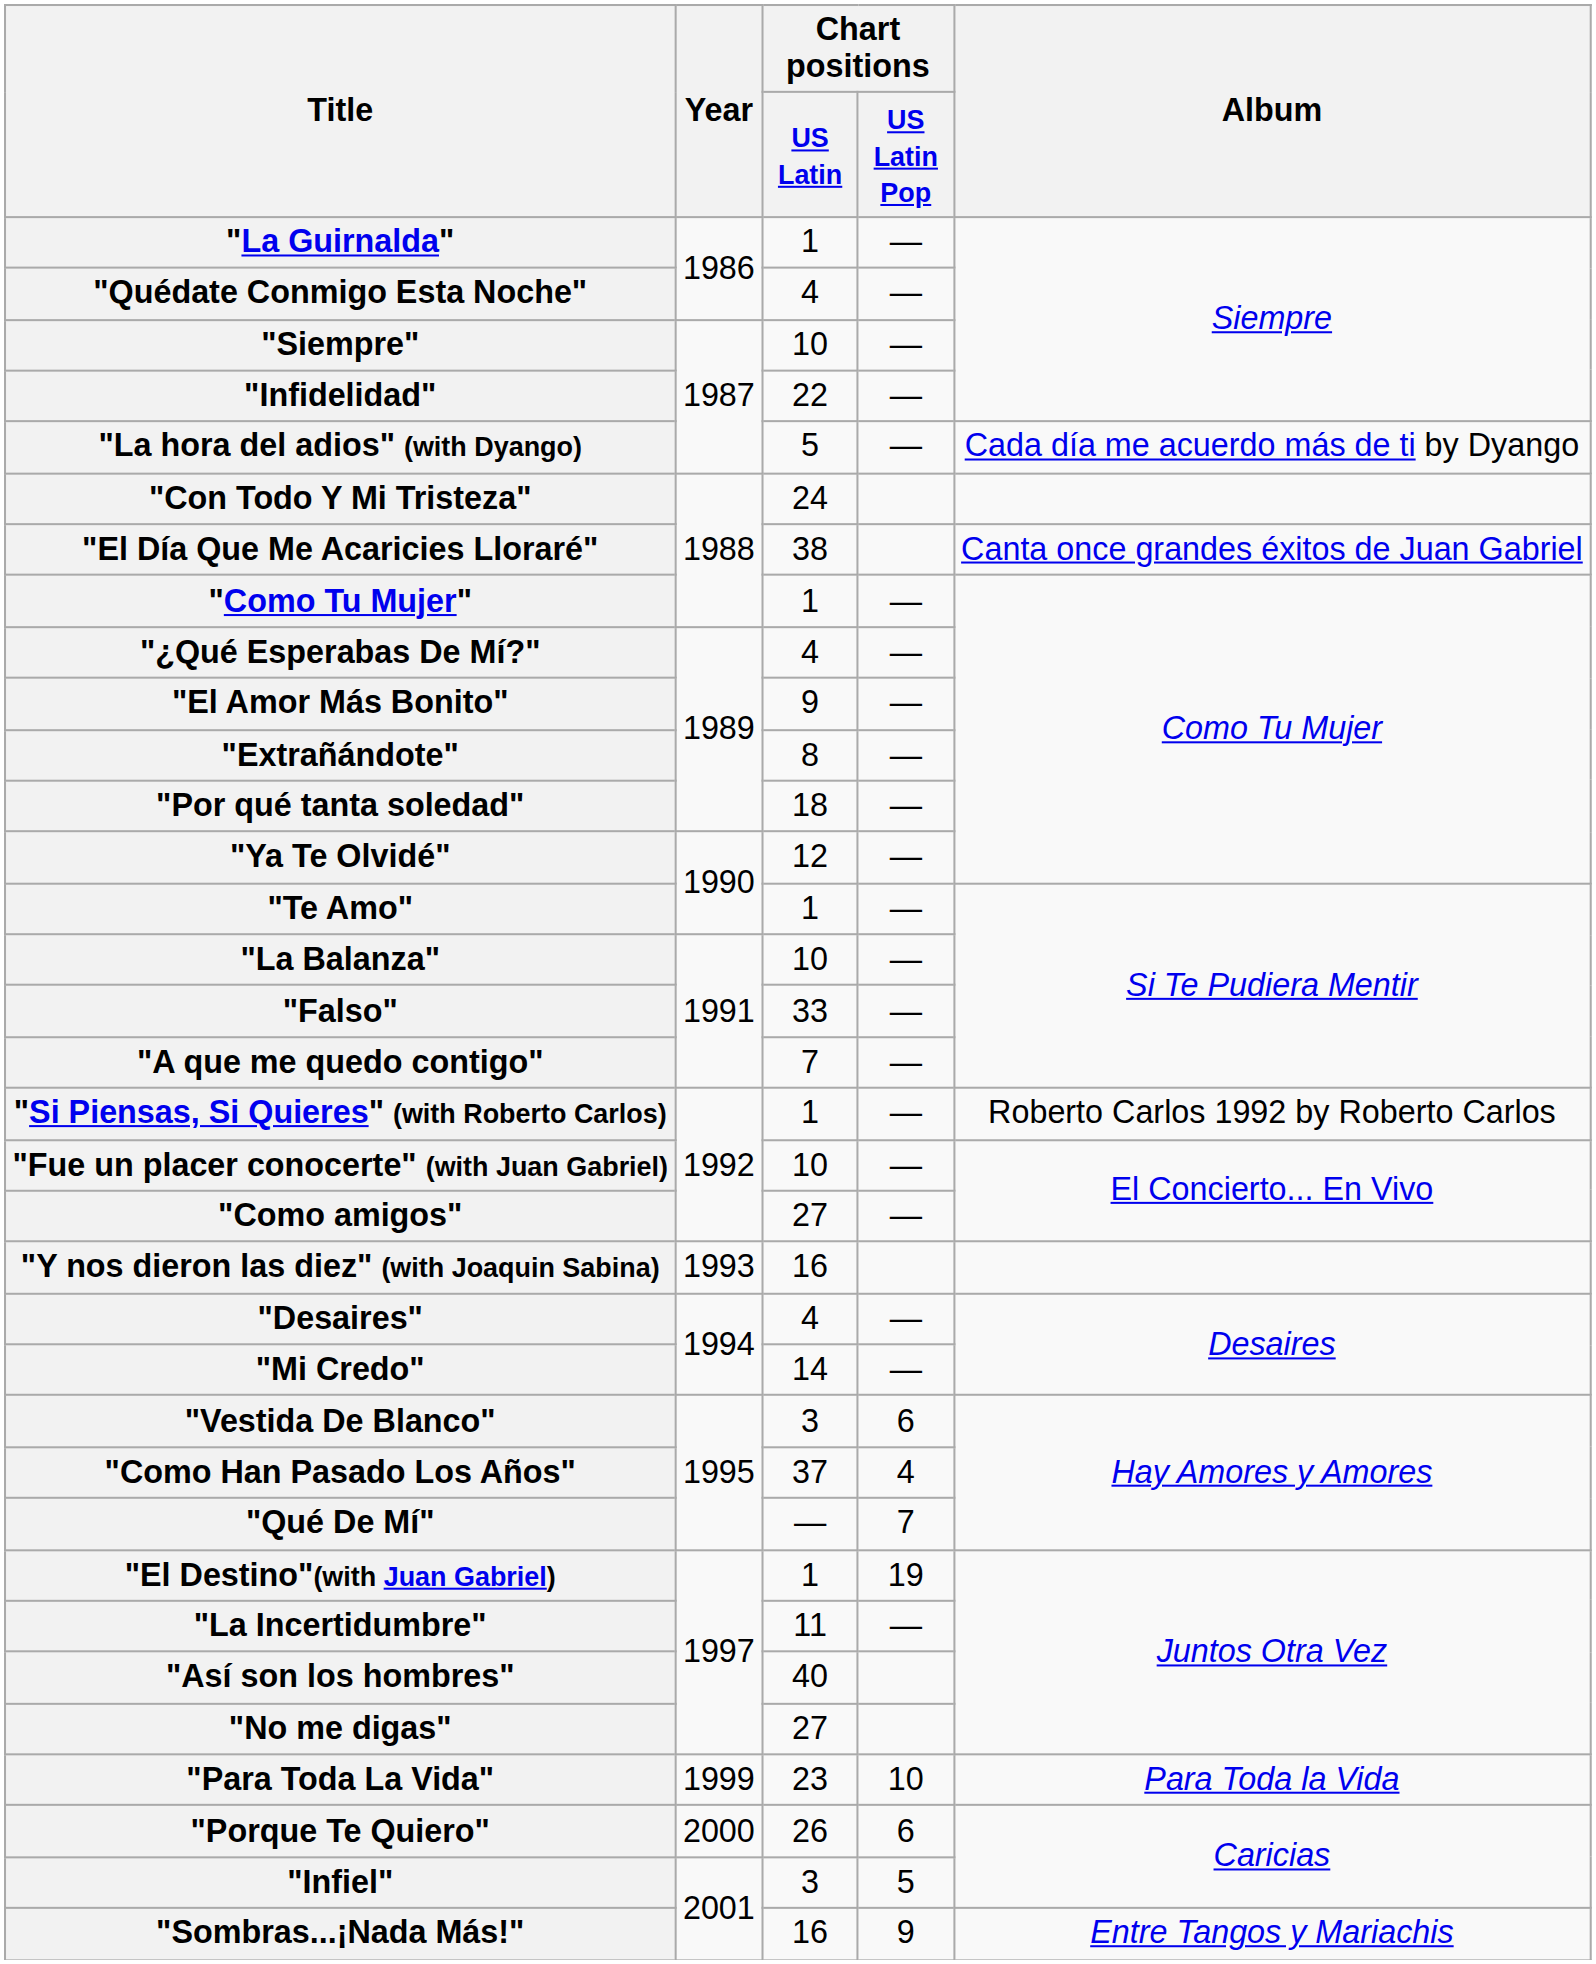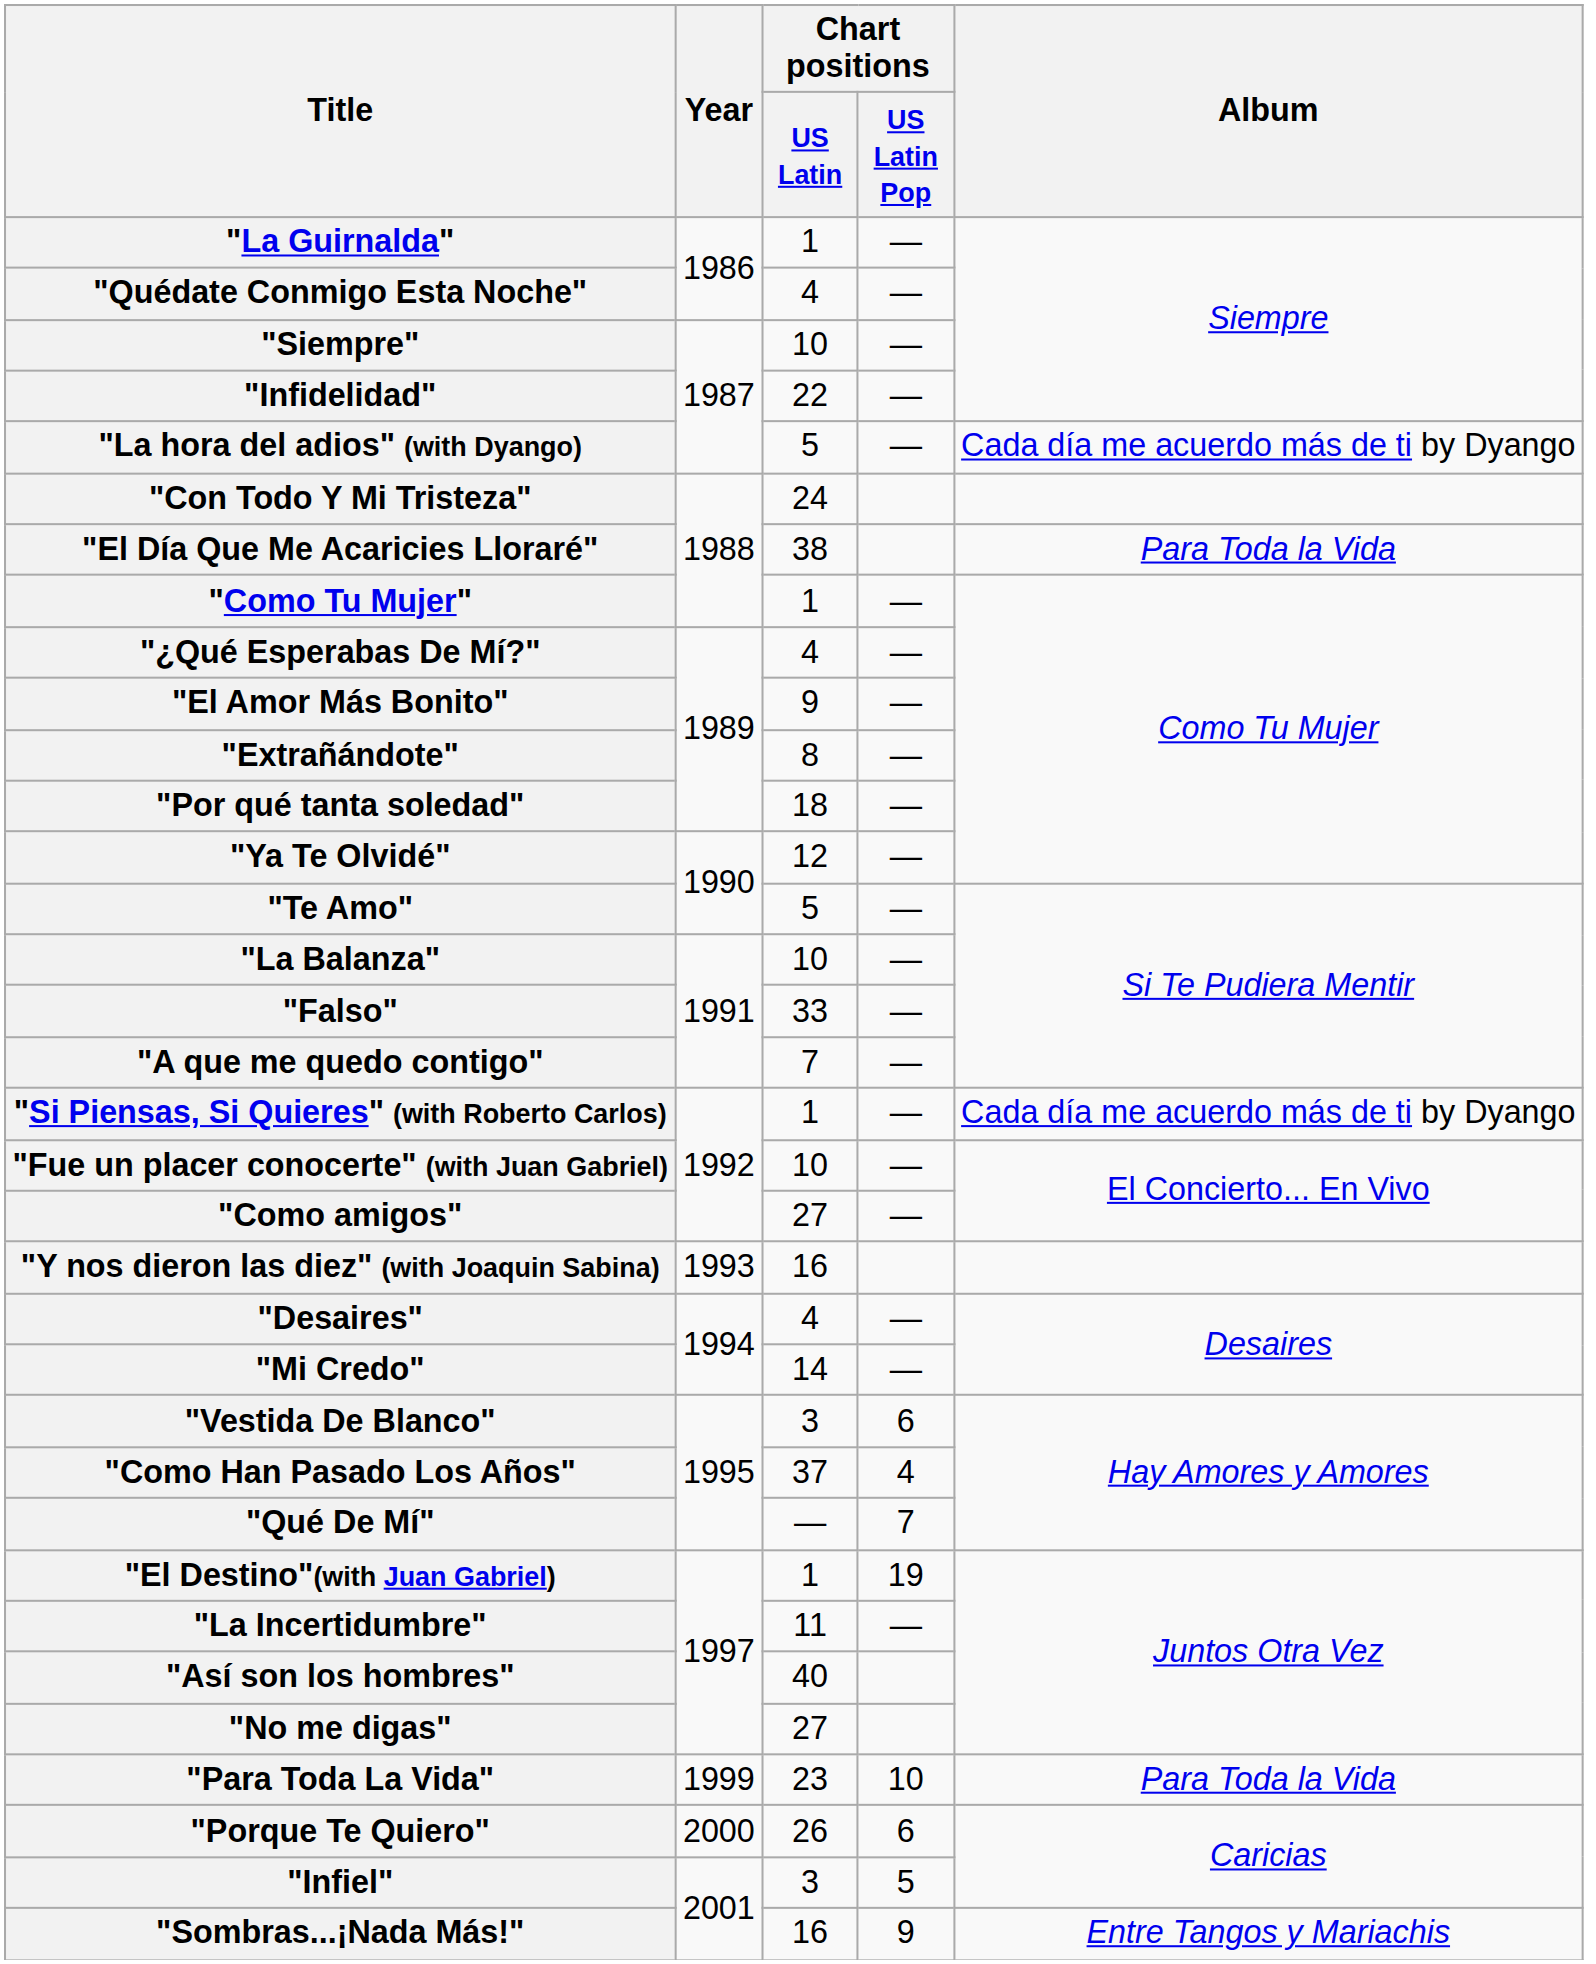(1272, 549) Canta once grandes éxitos de Juan Gabriel -> (1268, 549) Para Toda la Vida
(810, 908) 1 -> (810, 908) 5
(1272, 1113) Roberto Carlos 1992 by Roberto Carlos -> (1268, 1113) Cada día me acuerdo más de ti by Dyango
